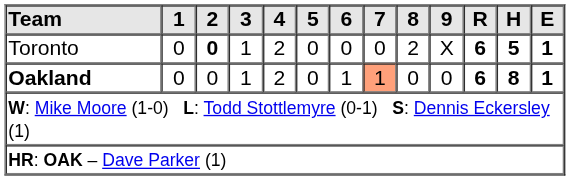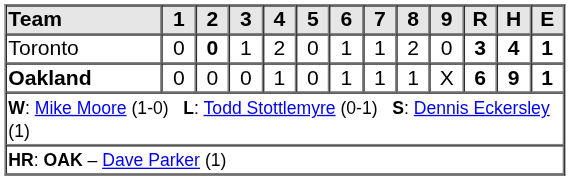(346, 48) 0 -> (346, 48) 1
(380, 48) 0 -> (380, 48) 1
(447, 48) X -> (447, 48) 0
(480, 48) 6 -> (480, 48) 3
(514, 48) 5 -> (514, 48) 4
(246, 77) 1 -> (246, 77) 0
(279, 77) 2 -> (279, 77) 1
(380, 77) lightsalmon background -> (380, 77) no background
(413, 77) 0 -> (413, 77) 1
(447, 77) 0 -> (447, 77) X
(514, 77) 8 -> (514, 77) 9
